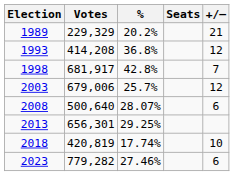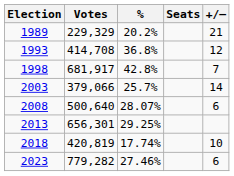(91, 51) 414,208 -> (91, 51) 414,708
(91, 87) 679,006 -> (91, 87) 379,066
(216, 87) 12 -> (216, 87) 14
